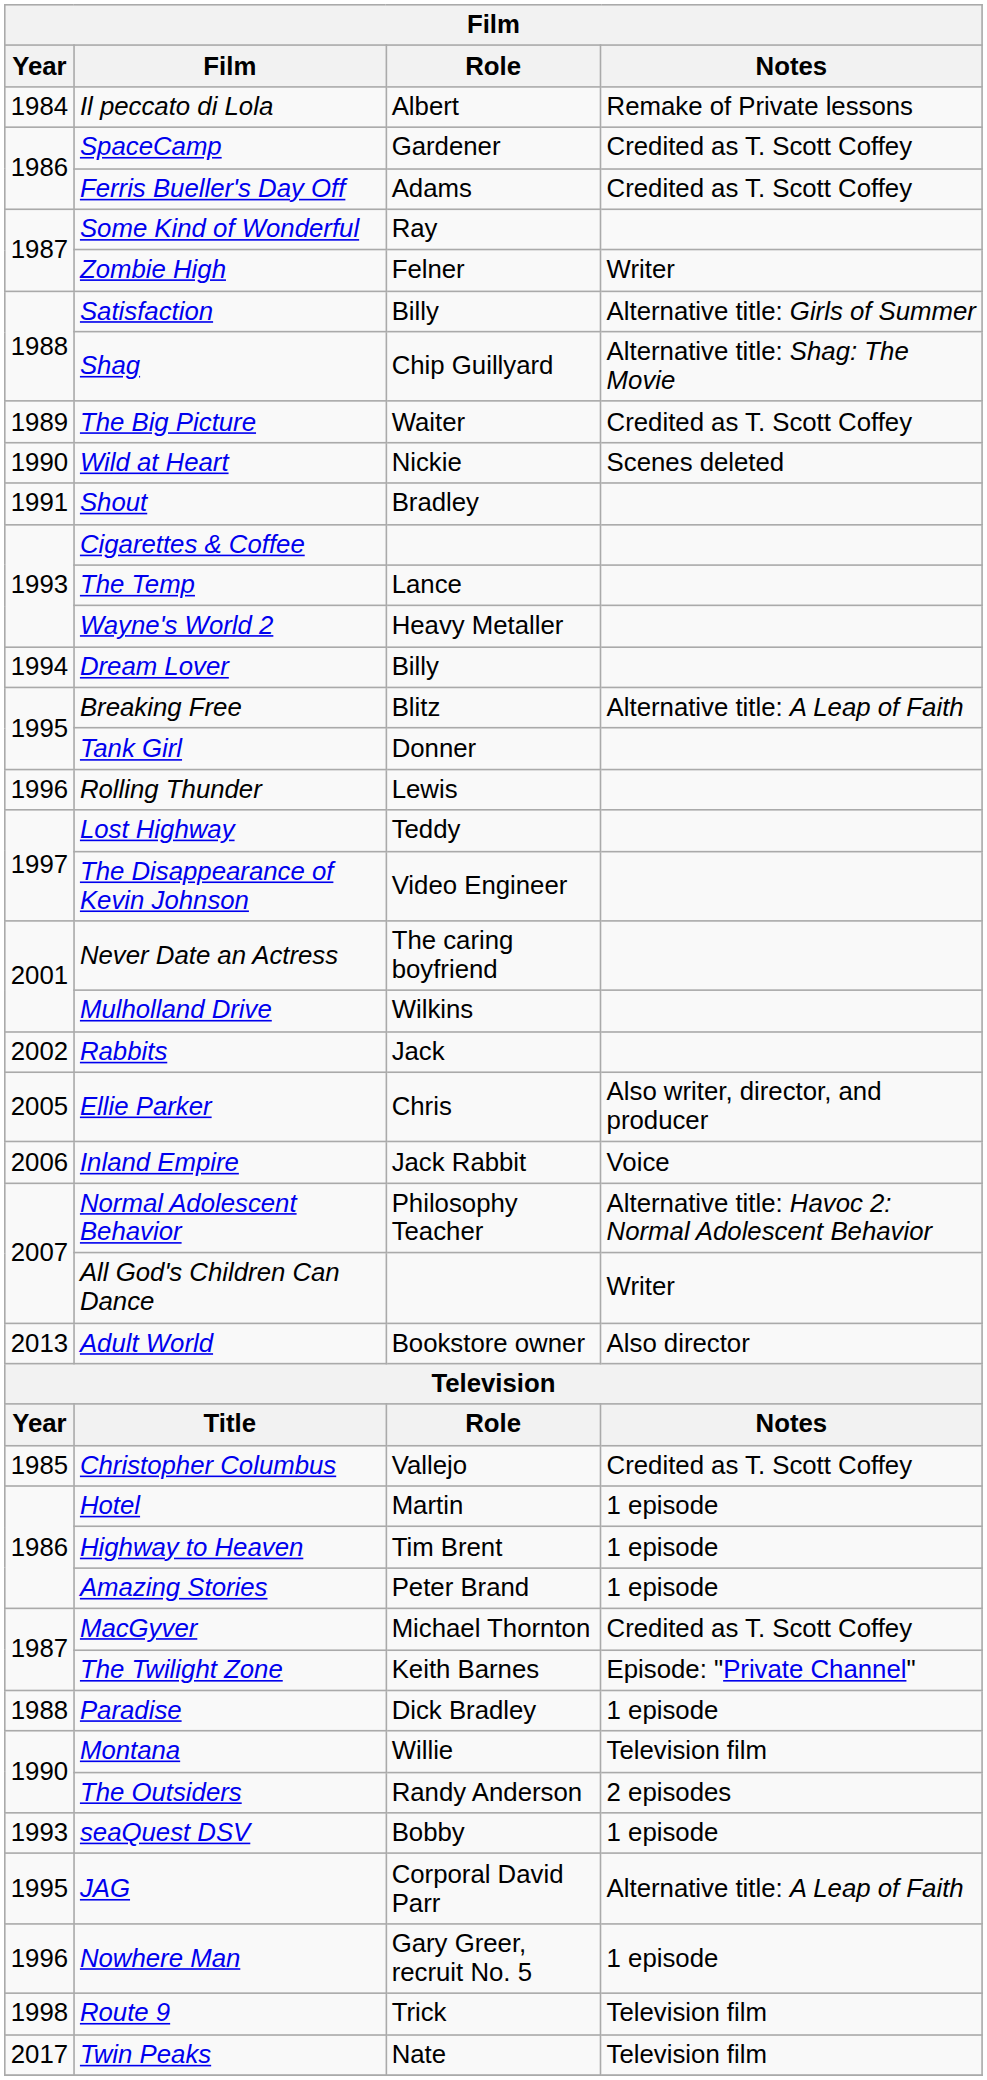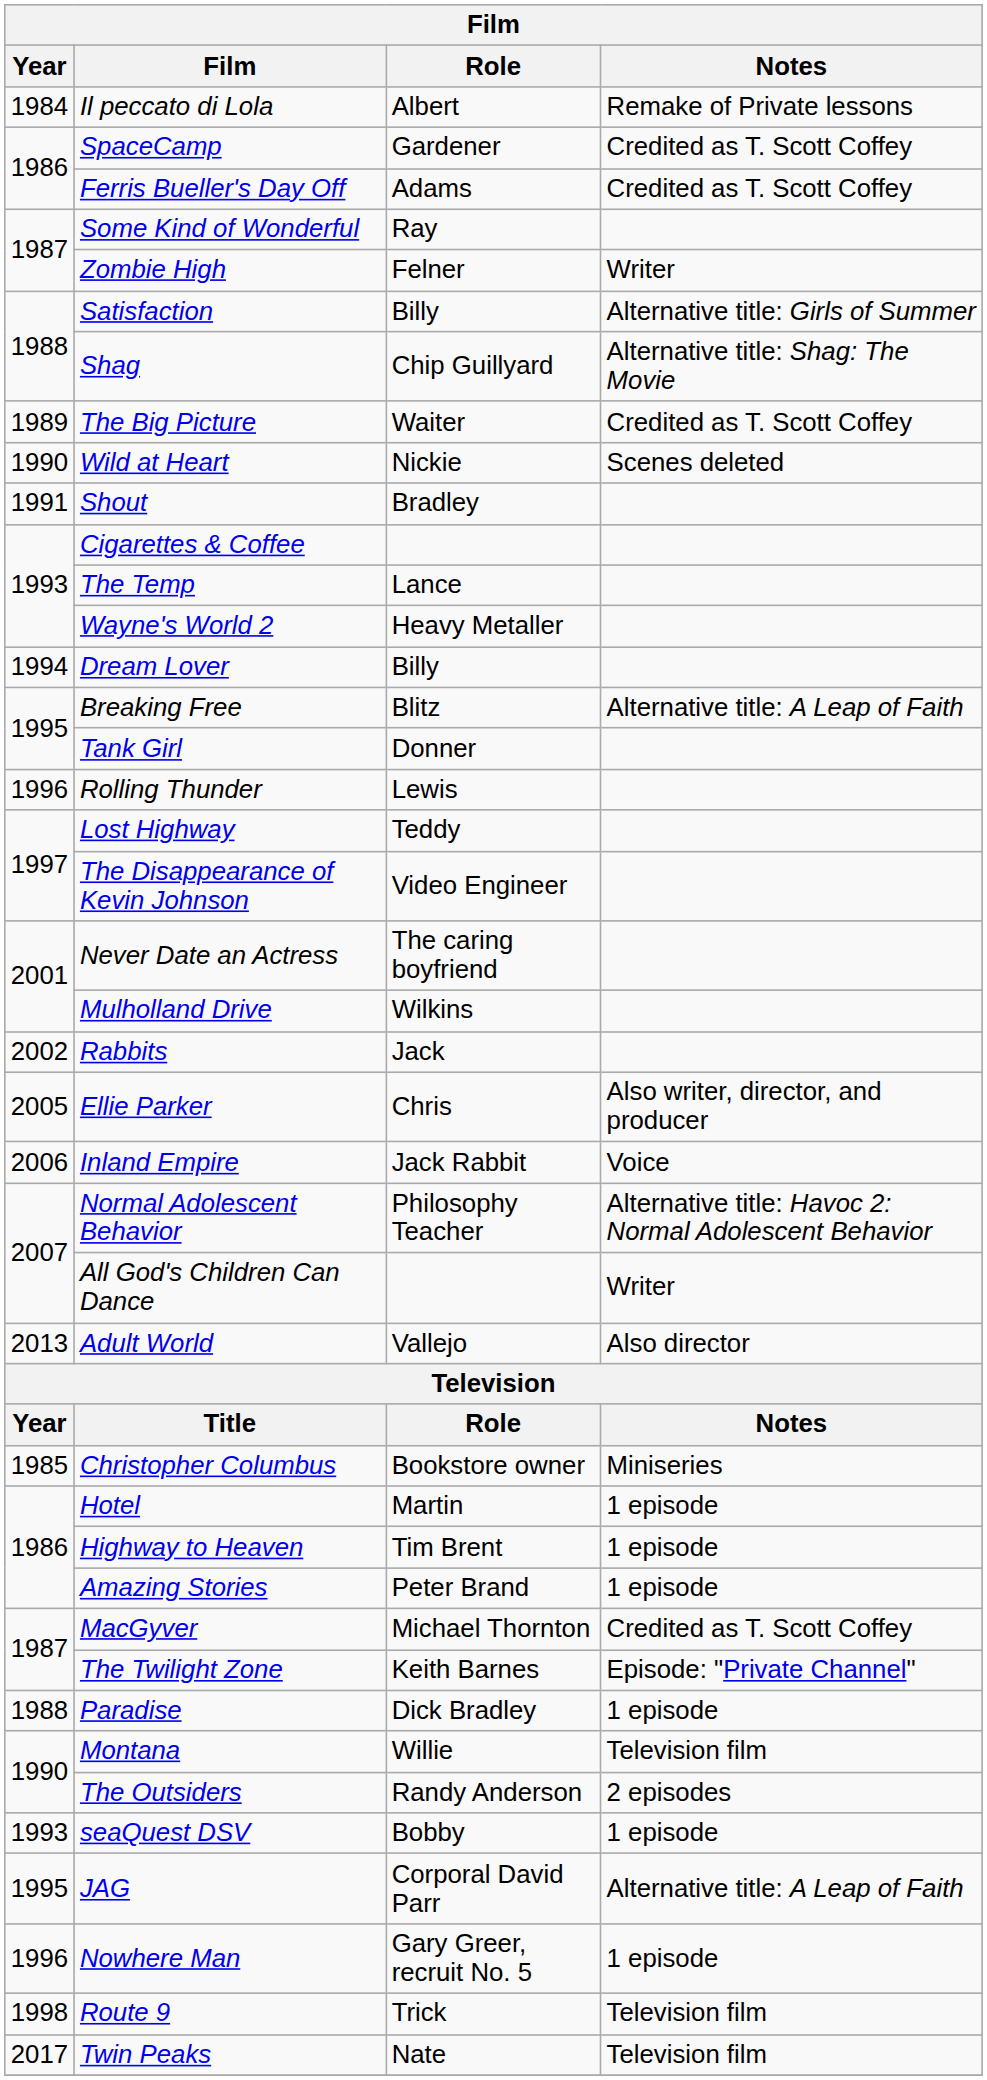(488, 1342) Bookstore owner -> (429, 1342) Vallejo
(429, 1465) Vallejo -> (488, 1465) Bookstore owner
(759, 1465) Credited as T. Scott Coffey -> (665, 1465) Miniseries
